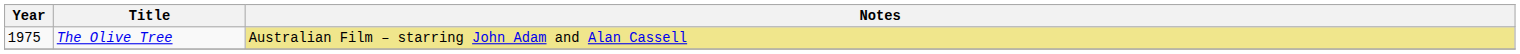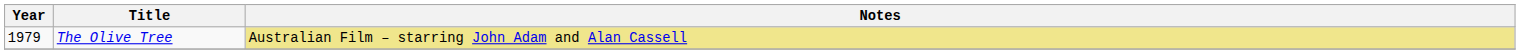(24, 38) 1975 -> (24, 38) 1979
